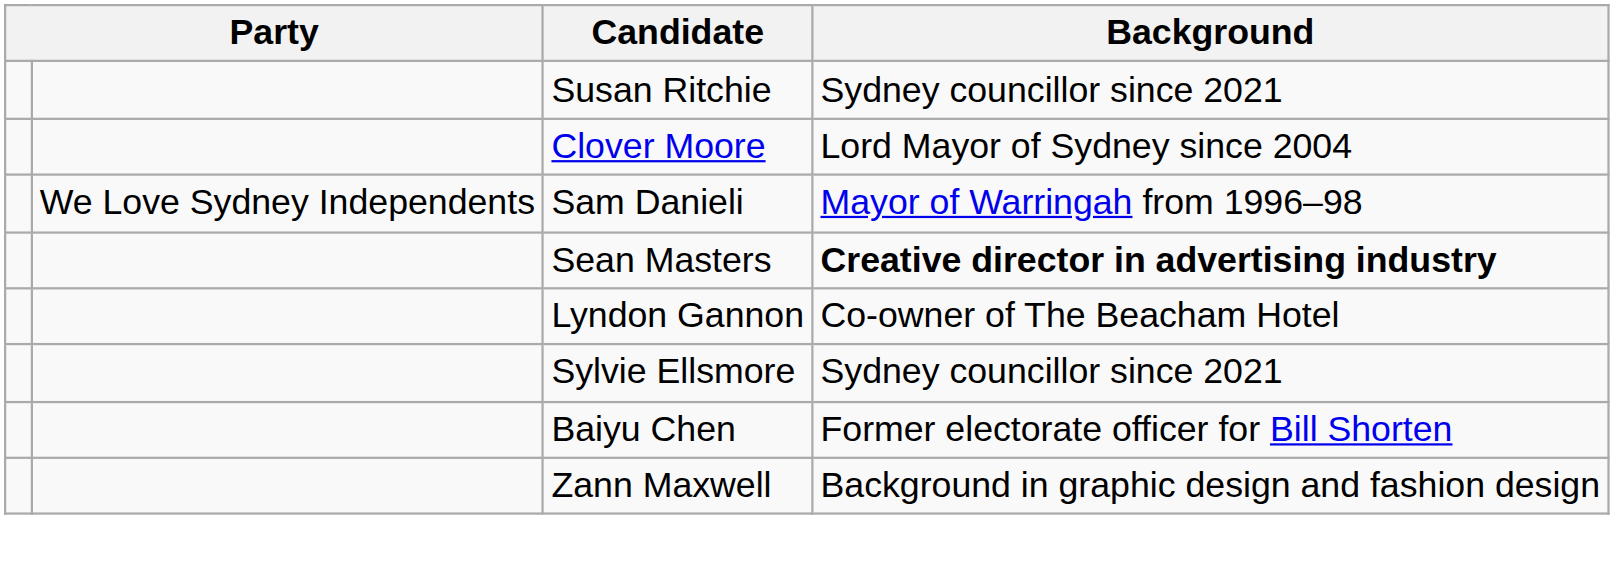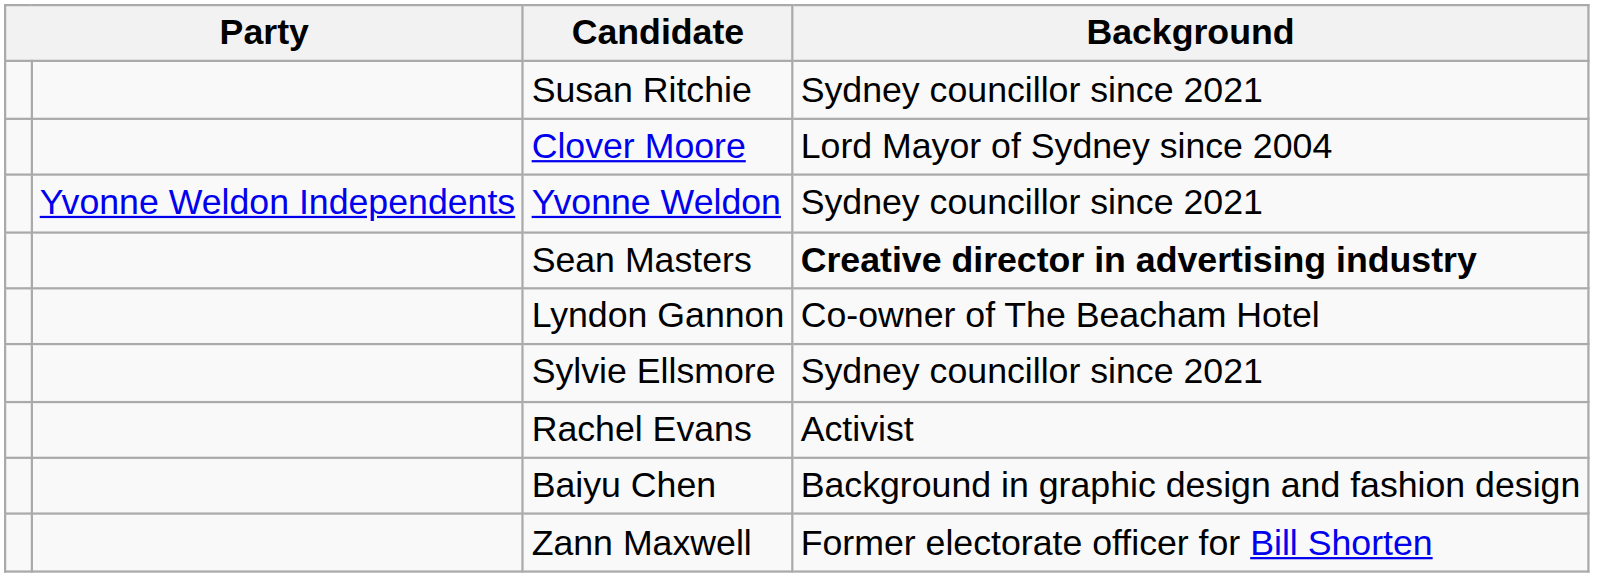+ row: (656, 202)
- row: (648, 202)
+ row: (642, 428)
(1136, 428) Former electorate officer for Bill Shorten -> (1190, 485) Background in graphic design and fashion design
(1210, 485) Background in graphic design and fashion design -> (1117, 542) Former electorate officer for Bill Shorten
